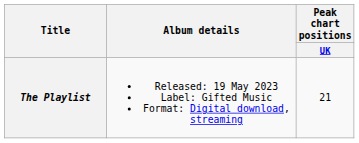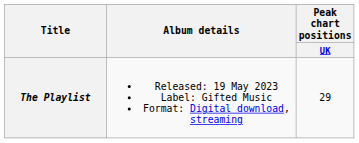(325, 98) 21 -> (325, 98) 29
